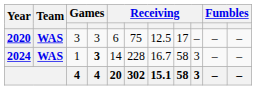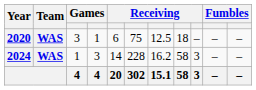(97, 38) 3 -> (97, 38) 1
(182, 38) 17 -> (182, 38) 18
(97, 56) bold -> (97, 56) normal
(161, 56) 16.7 -> (161, 56) 16.2
